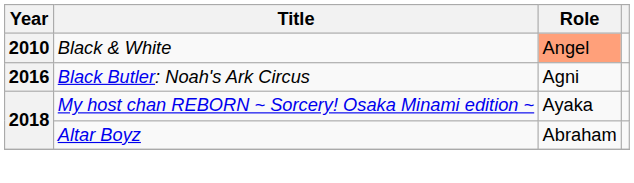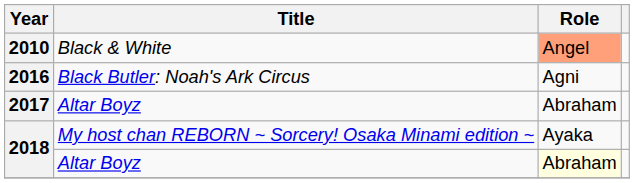+ row: (29, 105)
(580, 134) no background -> (580, 163) lightyellow background
